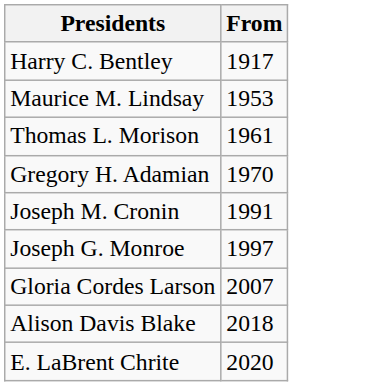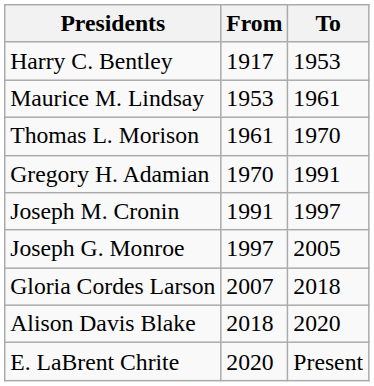+ column: (328, 23)
